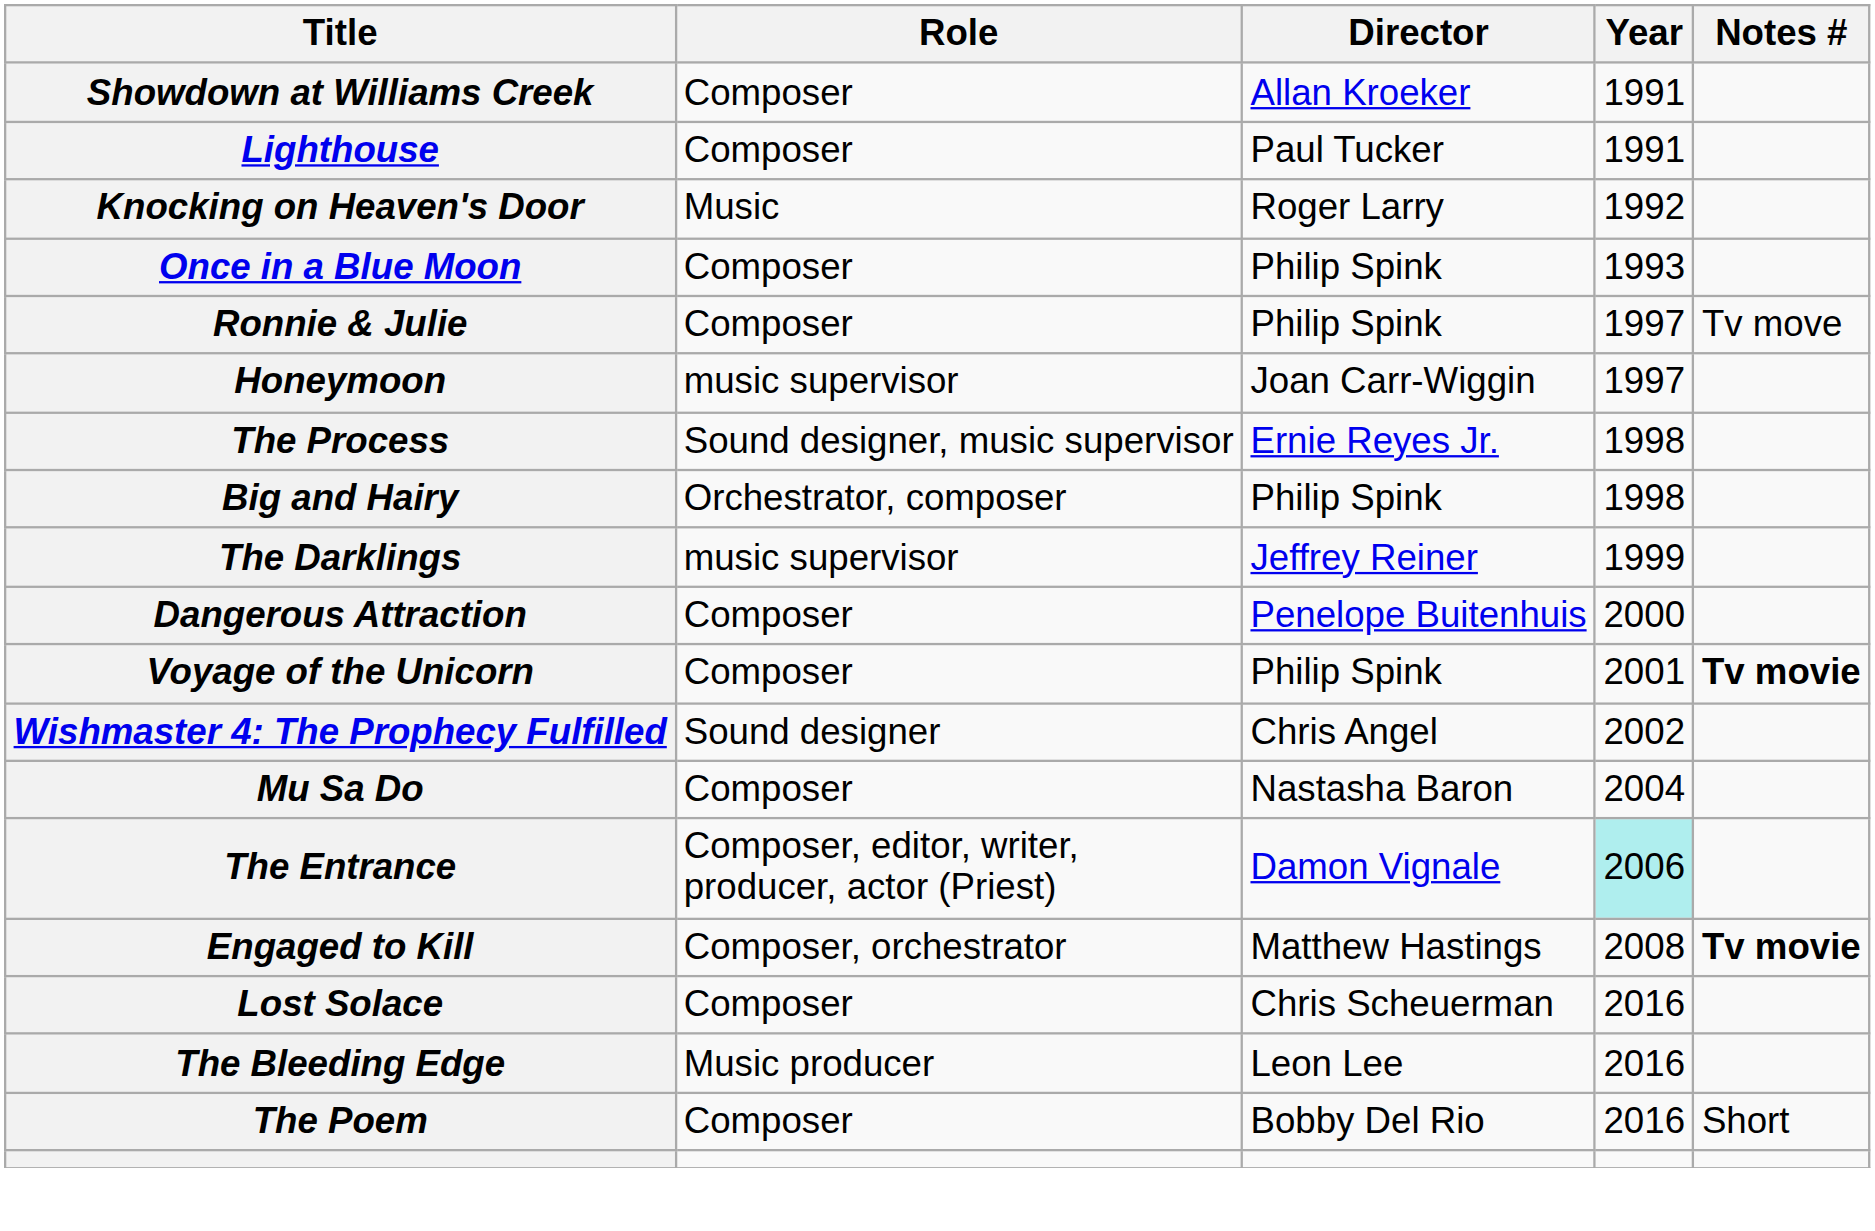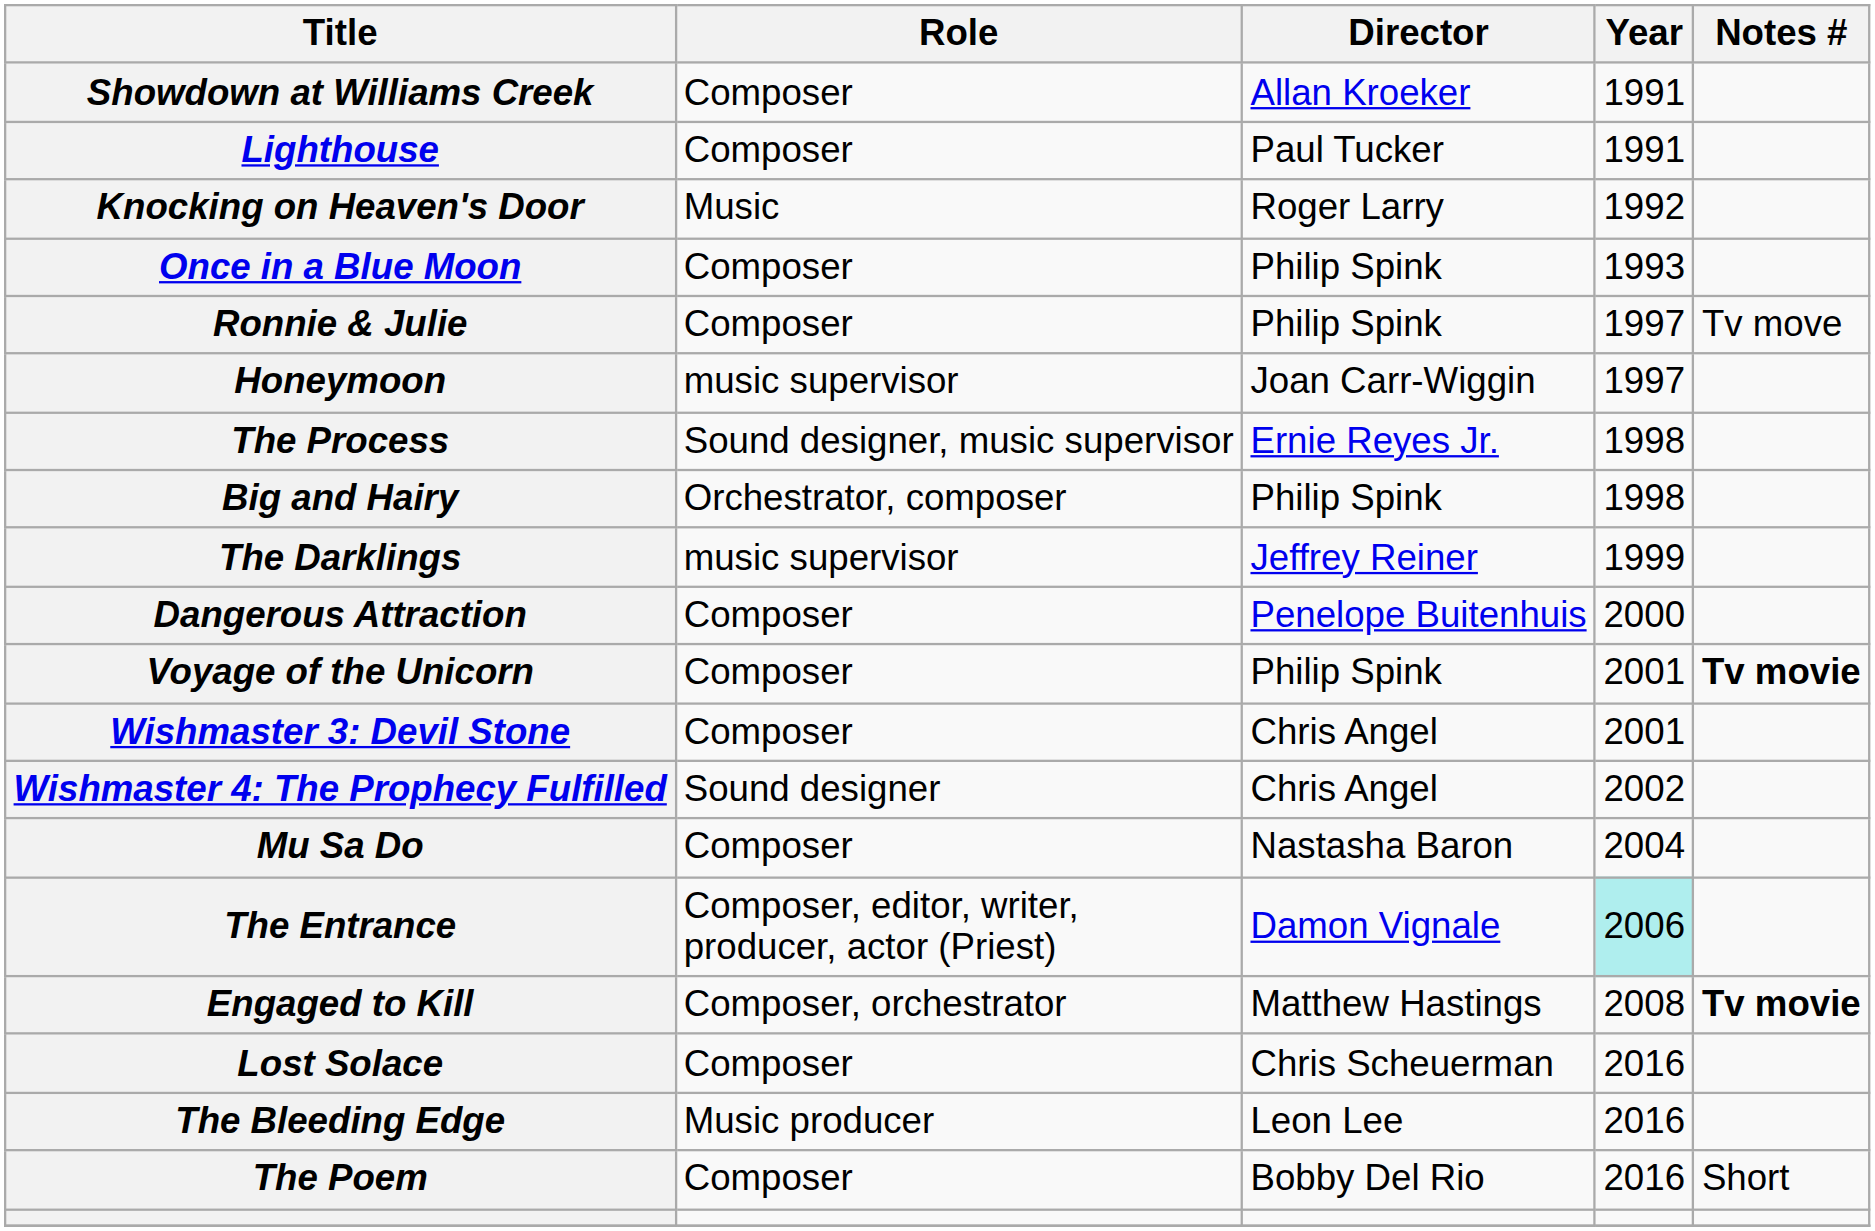+ row: (340, 730)
